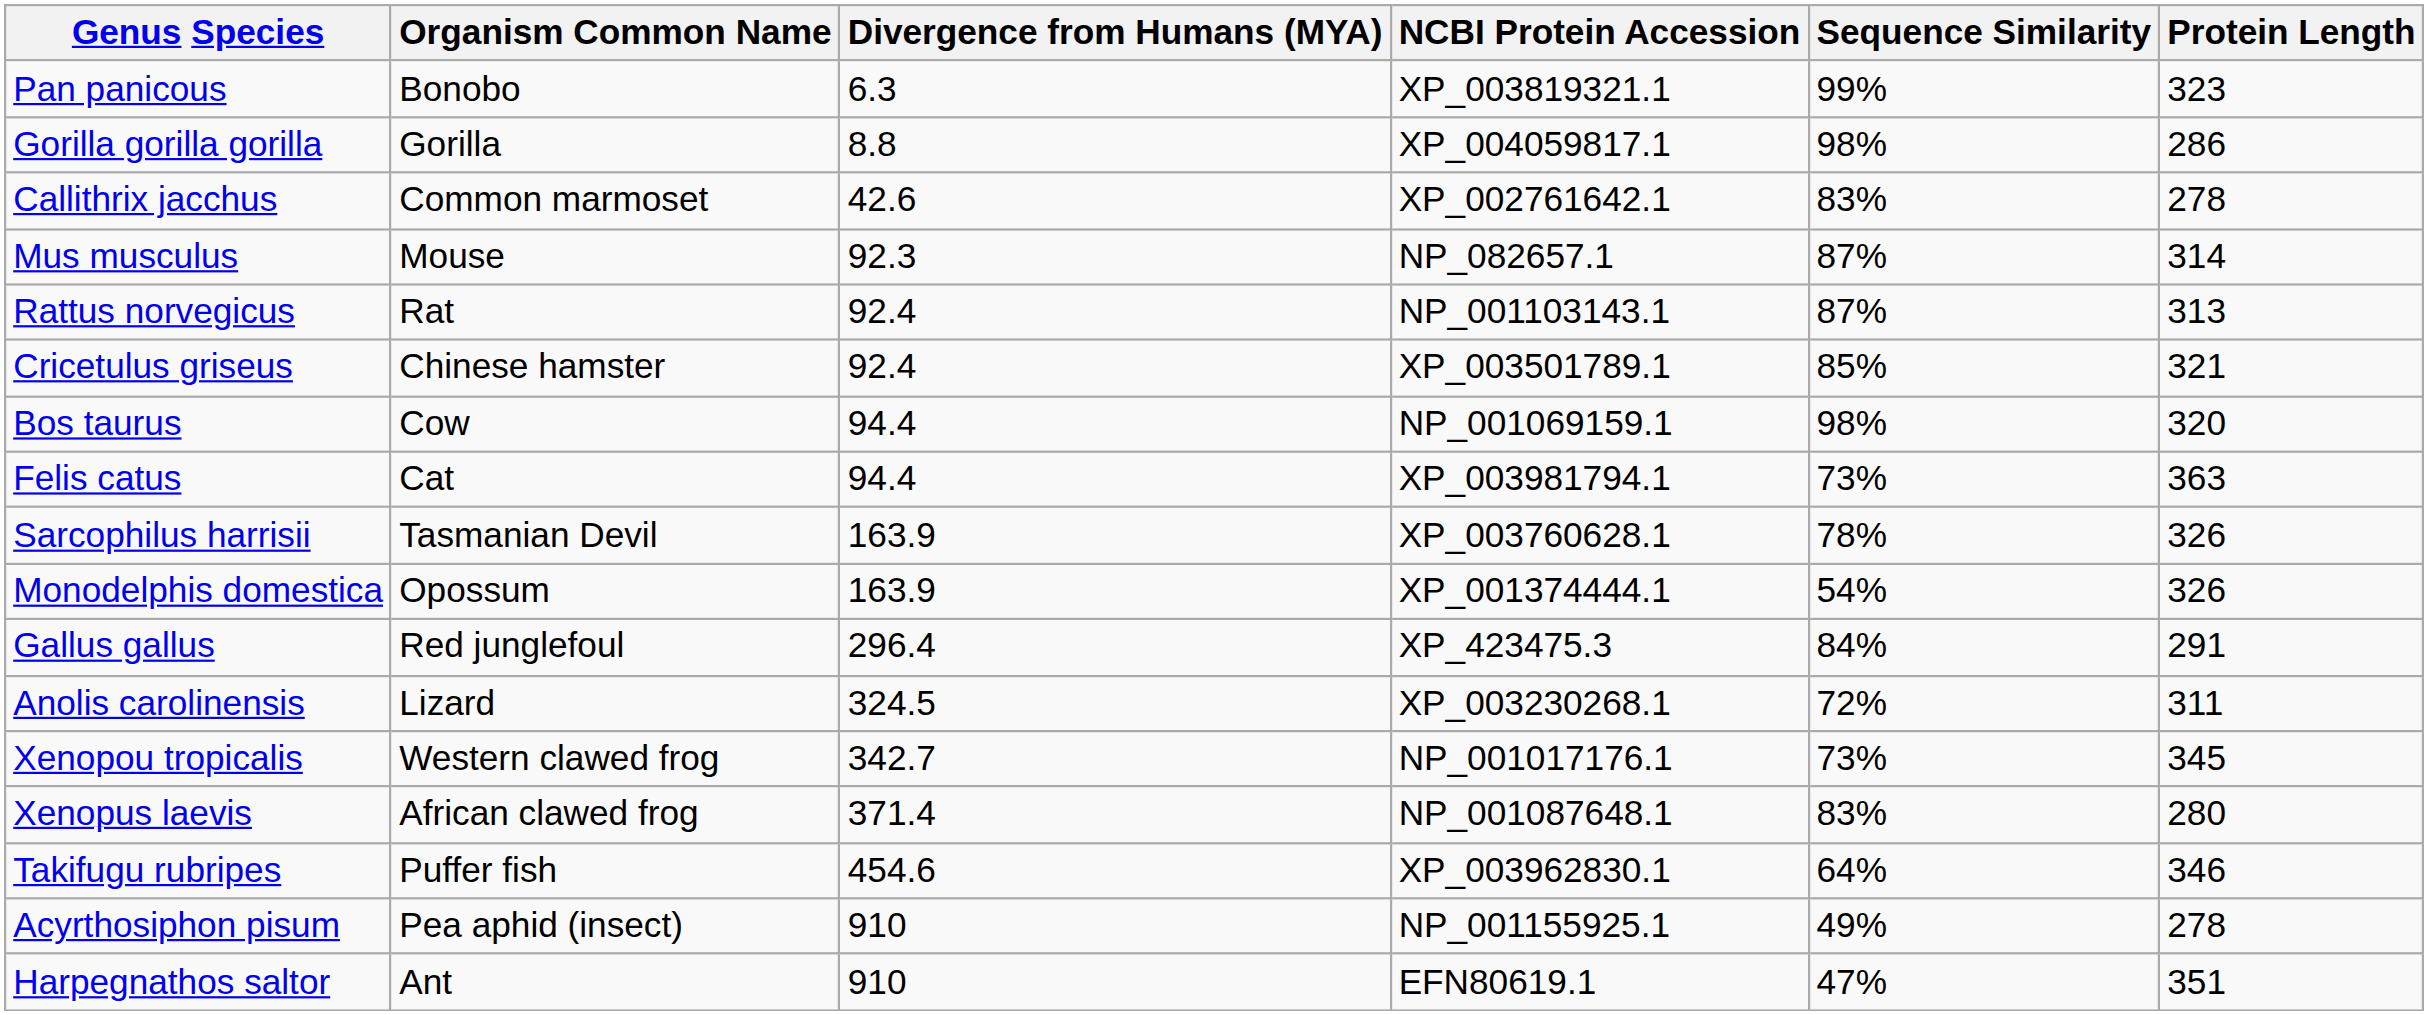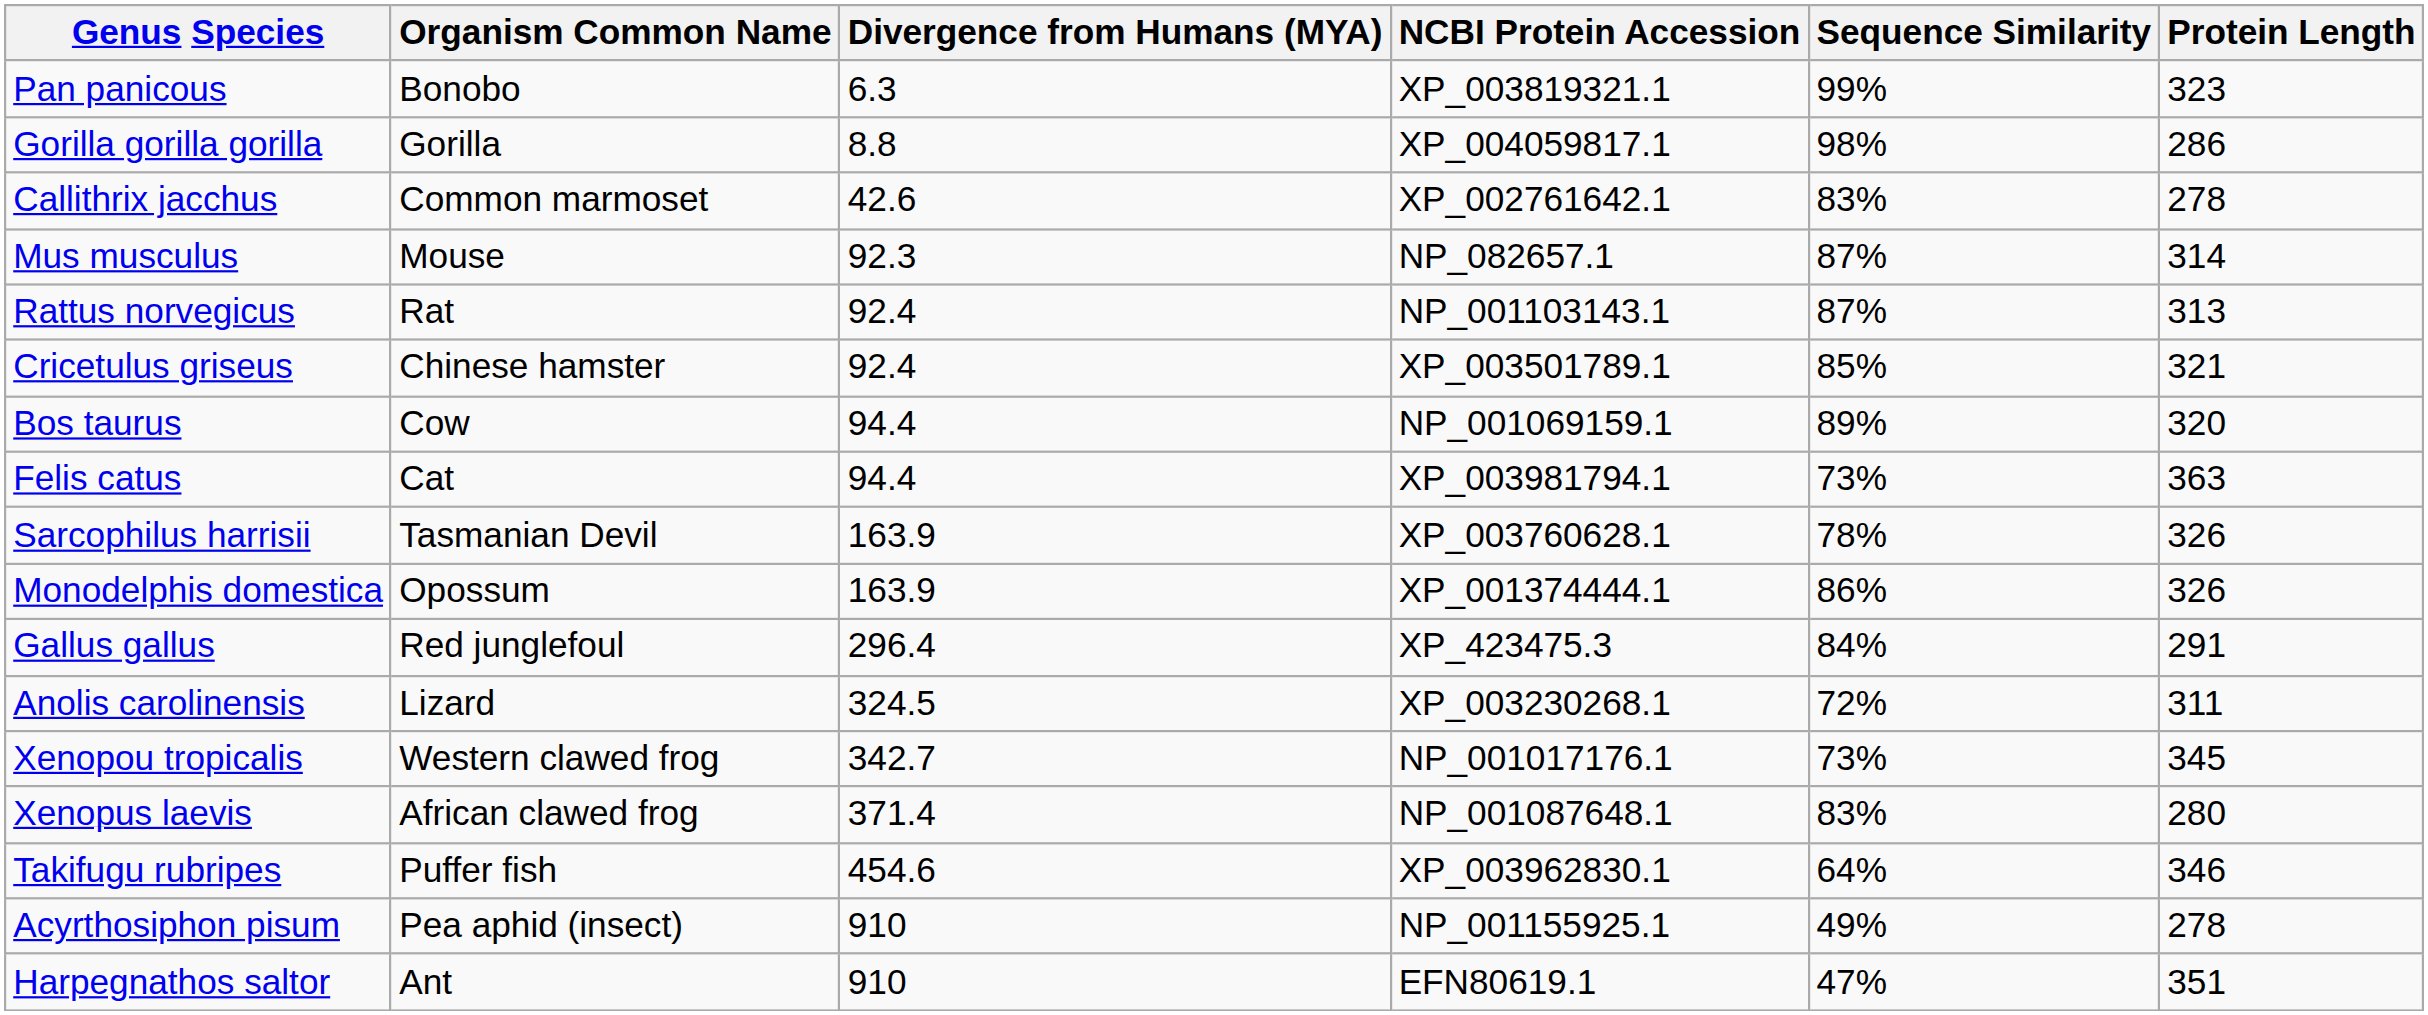(1852, 423) 98% -> (1852, 423) 89%
(1852, 590) 54% -> (1852, 590) 86%
